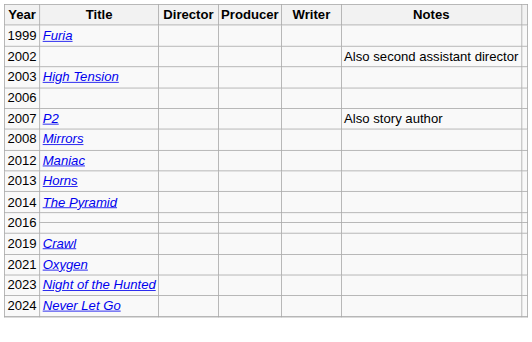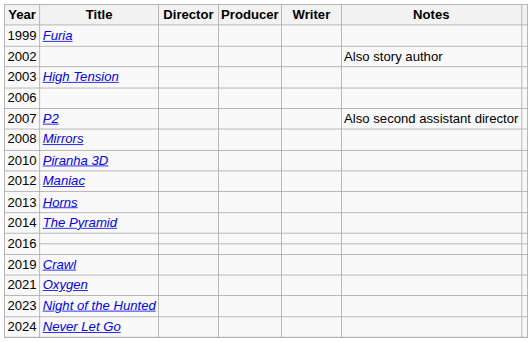(431, 56) Also second assistant director -> (393, 56) Also story author
(393, 118) Also story author -> (431, 118) Also second assistant director
+ row: (22, 160)
